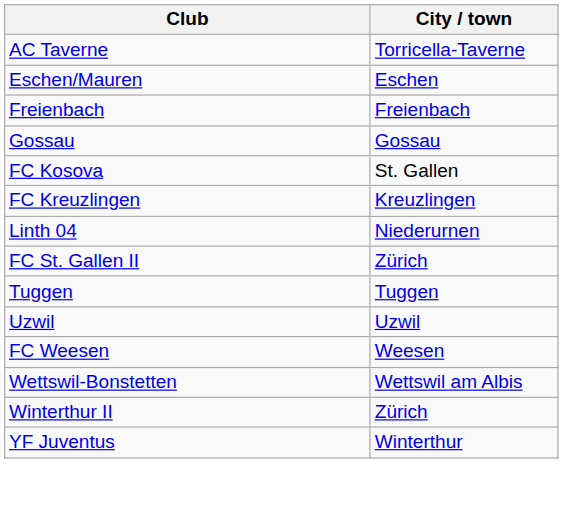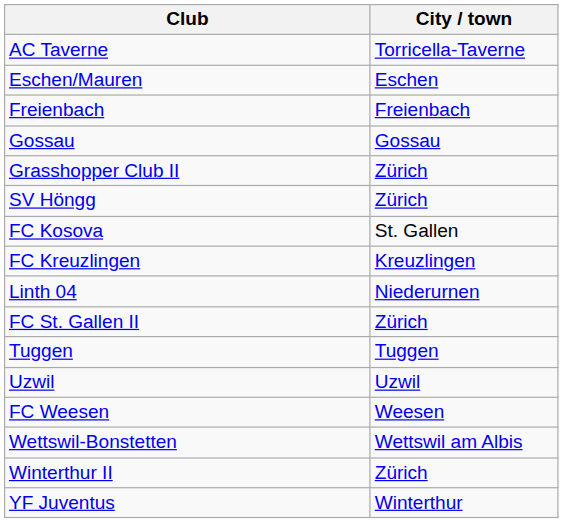+ row: (94, 170)
+ row: (52, 200)
